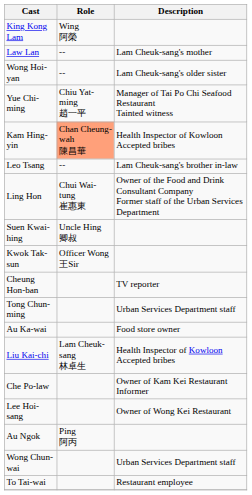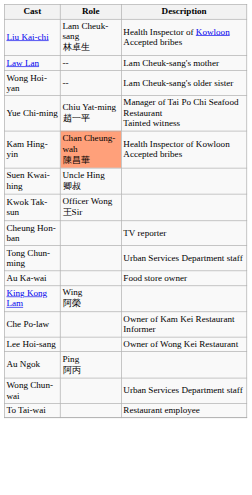rows swapped: (28, 355) <-> (27, 32)
- row: (25, 166)
- row: (24, 196)
